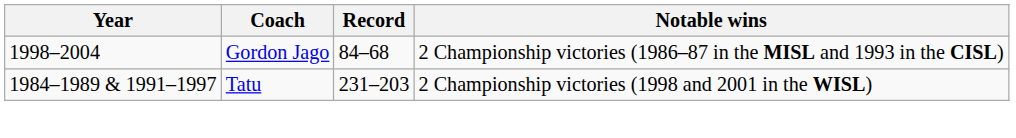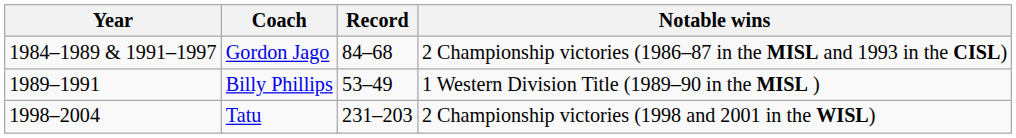(55, 52) 1998–2004 -> (113, 52) 1984–1989 & 1991–1997
+ row: (279, 84)
(113, 84) 1984–1989 & 1991–1997 -> (55, 116) 1998–2004
